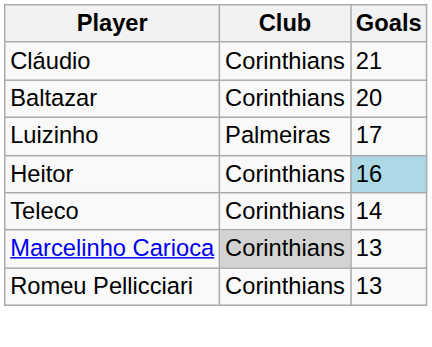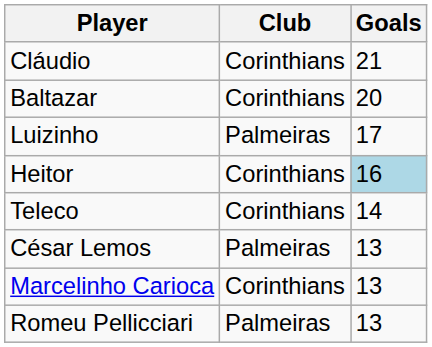+ row: (81, 248)
(285, 248) lightgrey background -> (285, 286) no background
(285, 286) Corinthians -> (278, 323) Palmeiras
